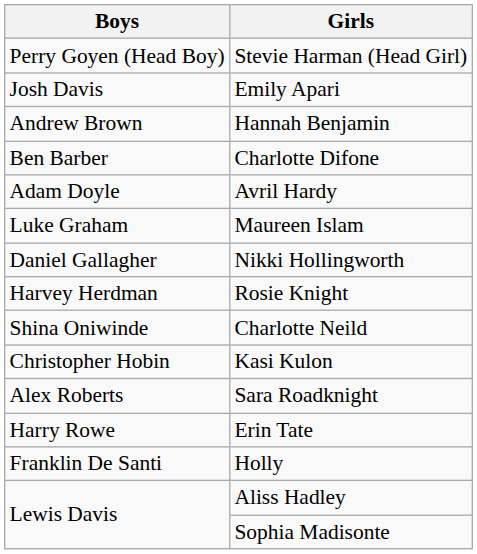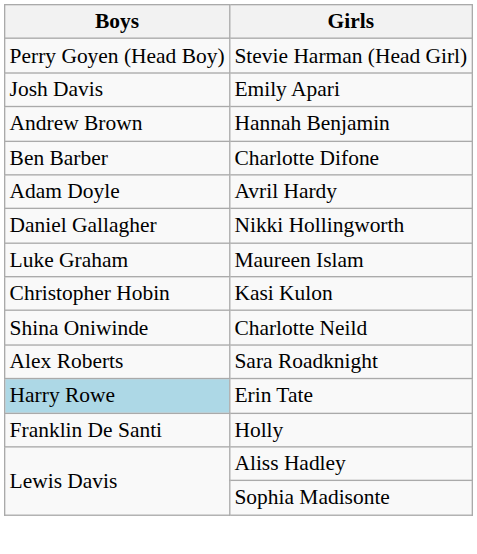rows swapped: (319, 259) <-> (299, 225)
- row: (291, 293)
rows swapped: (284, 361) <-> (301, 327)
(62, 429) no background -> (62, 395) lightblue background
